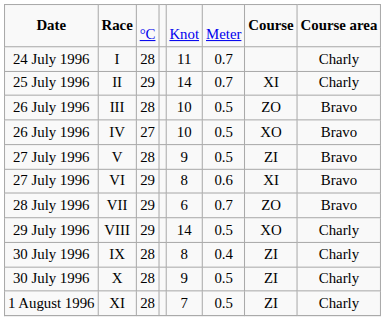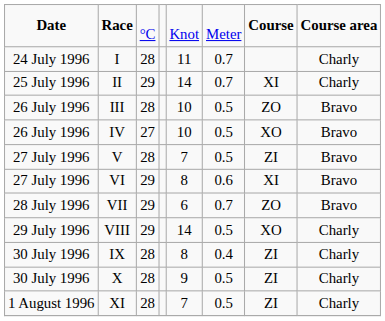(184, 156) 9 -> (184, 156) 7
